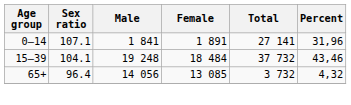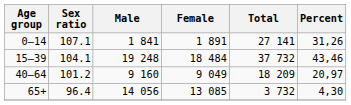(328, 41) 31,96 -> (328, 41) 31,26
+ row: (31, 75)
(331, 75) 4,32 -> (331, 92) 4,30
